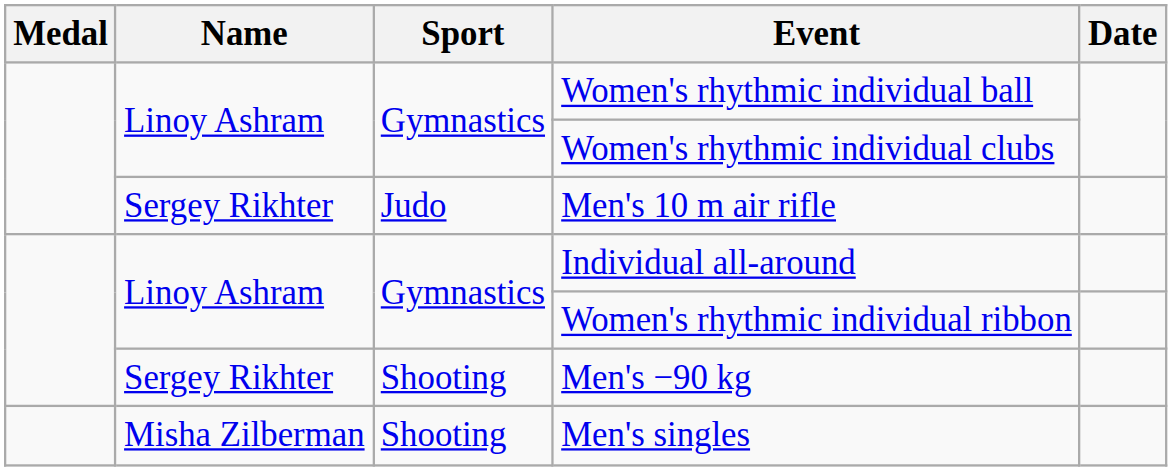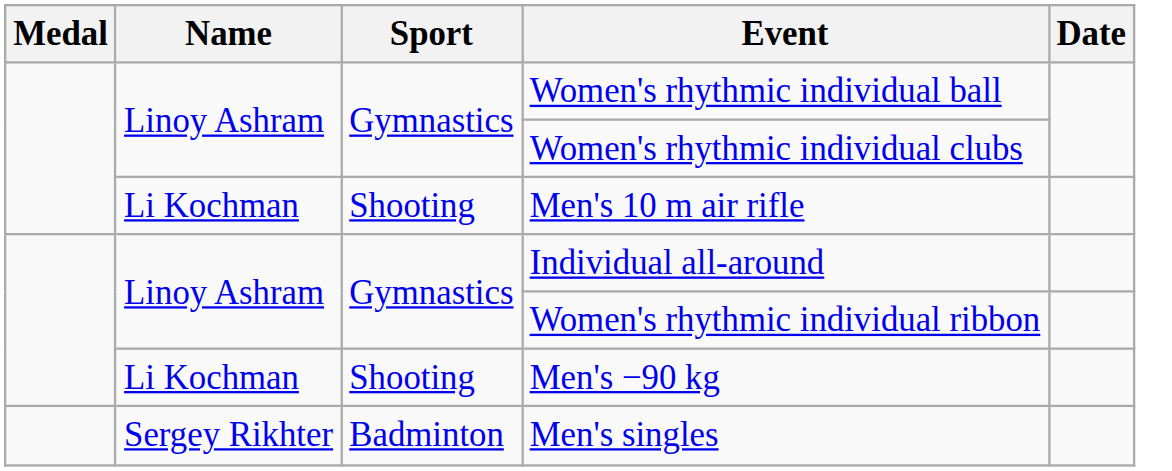(229, 205) Sergey Rikhter -> (211, 205) Li Kochman
(414, 205) Judo -> (412, 205) Shooting
(229, 377) Sergey Rikhter -> (211, 377) Li Kochman
(244, 435) Misha Zilberman -> (229, 435) Sergey Rikhter
(444, 435) Shooting -> (427, 435) Badminton
